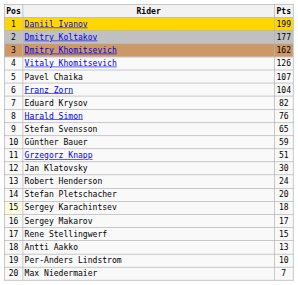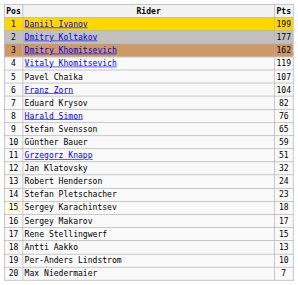(284, 63) 126 -> (284, 63) 119
(284, 169) 30 -> (284, 169) 32
(284, 195) 20 -> (284, 195) 23
